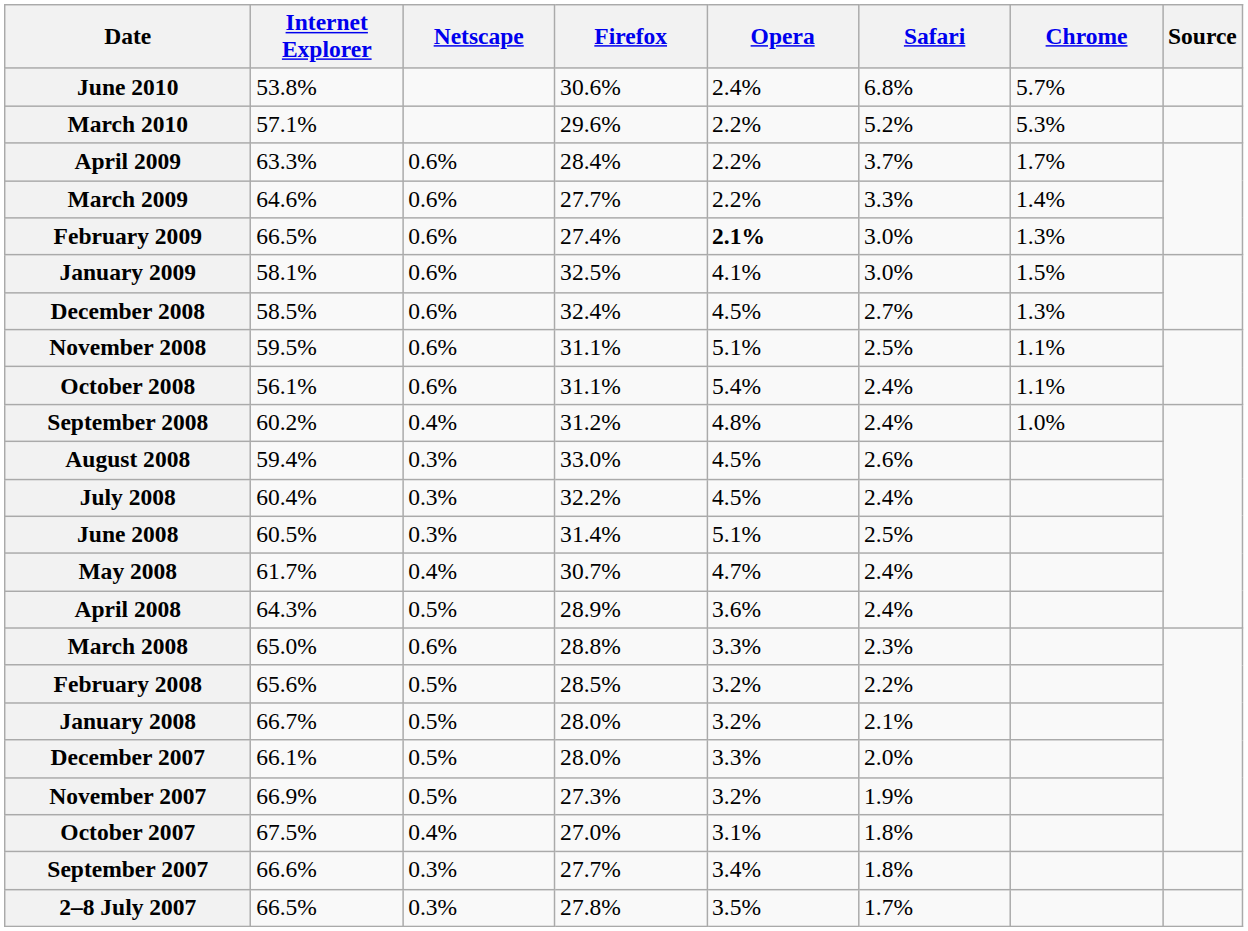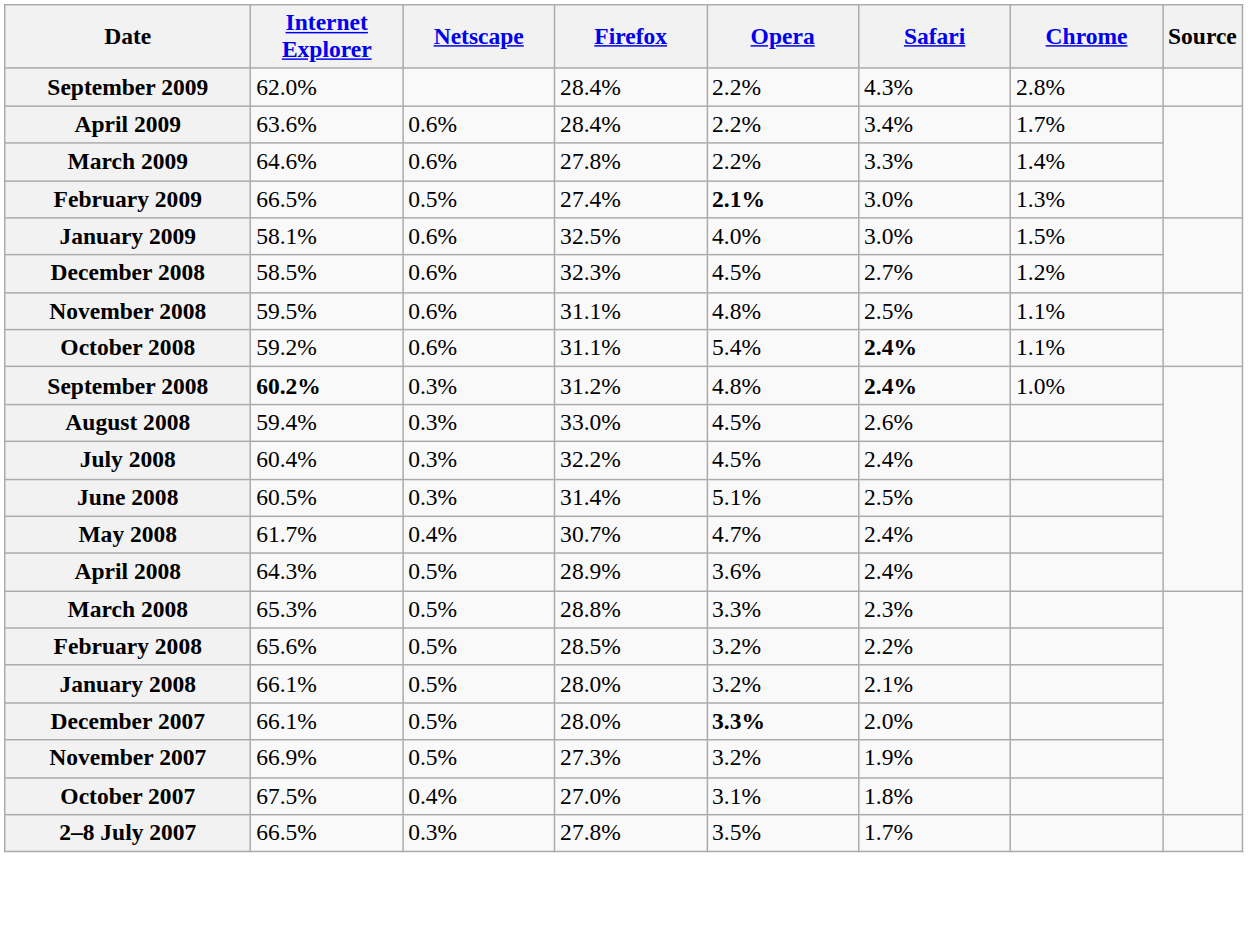- row: (128, 86)
- row: (128, 124)
+ row: (128, 86)
(287, 161) 63.3% -> (287, 124) 63.6%
(889, 161) 3.7% -> (889, 124) 3.4%
(590, 198) 27.7% -> (590, 161) 27.8%
(433, 236) 0.6% -> (433, 198) 0.5%
(737, 273) 4.1% -> (737, 236) 4.0%
(590, 310) 32.4% -> (590, 273) 32.3%
(1040, 310) 1.3% -> (1040, 273) 1.2%
(737, 348) 5.1% -> (737, 310) 4.8%
(287, 385) 56.1% -> (287, 348) 59.2%
(889, 385) normal -> (891, 348) bold
(287, 422) normal -> (289, 385) bold
(433, 422) 0.4% -> (433, 385) 0.3%
(889, 422) normal -> (891, 385) bold
(287, 646) 65.0% -> (287, 609) 65.3%
(433, 646) 0.6% -> (433, 609) 0.5%
(287, 721) 66.7% -> (287, 683) 66.1%
(737, 758) normal -> (739, 721) bold
- row: (128, 870)
